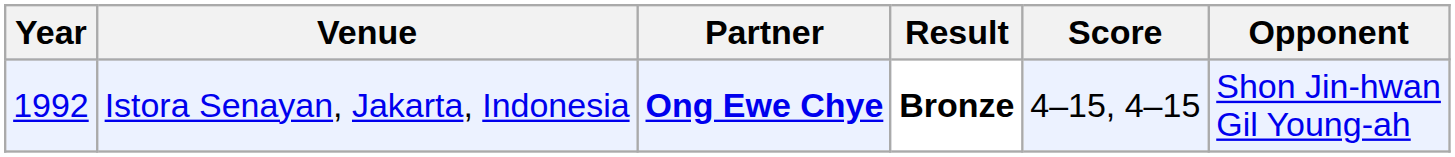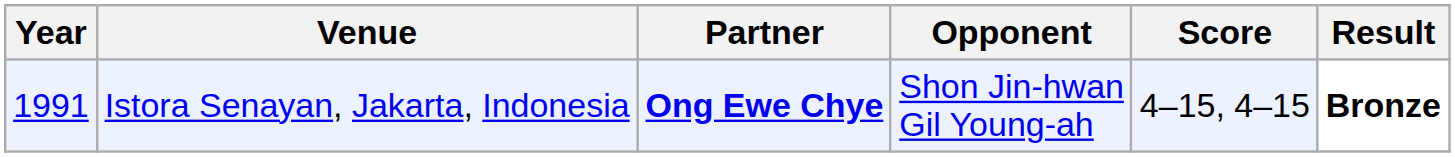columns swapped: (1329, 32) <-> (957, 32)
(51, 105) 1992 -> (51, 105) 1991
